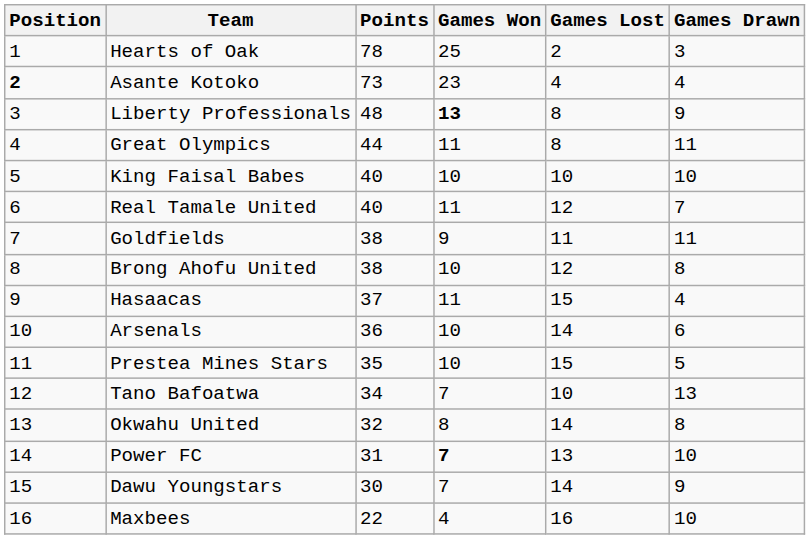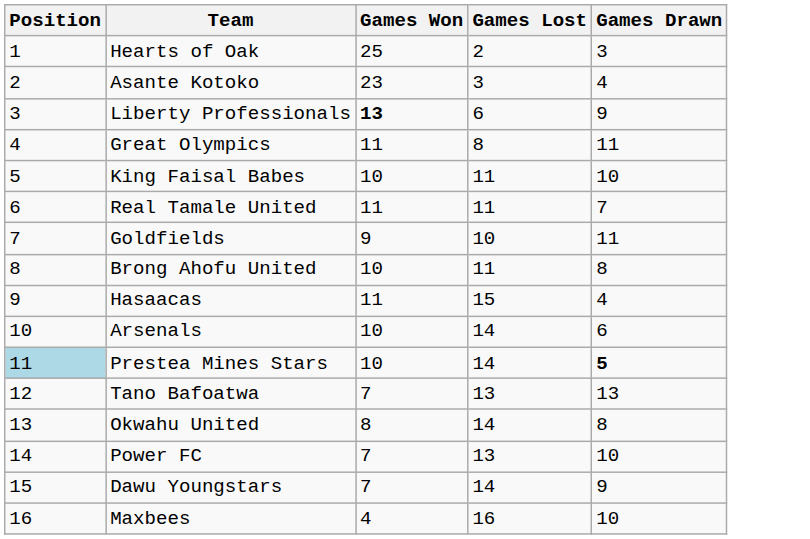- column: (394, 20)
(15, 83) bold -> (15, 83) normal
(556, 83) 4 -> (478, 83) 3
(556, 114) 8 -> (478, 114) 6
(562, 176) 10 -> (484, 176) 11
(562, 207) 12 -> (484, 207) 11
(562, 238) 11 -> (484, 238) 10
(562, 269) 12 -> (484, 269) 11
(21, 363) no background -> (21, 363) lightblue background
(562, 363) 15 -> (484, 363) 14
(680, 363) normal -> (602, 363) bold
(562, 394) 10 -> (484, 394) 13
(444, 456) bold -> (366, 456) normal
